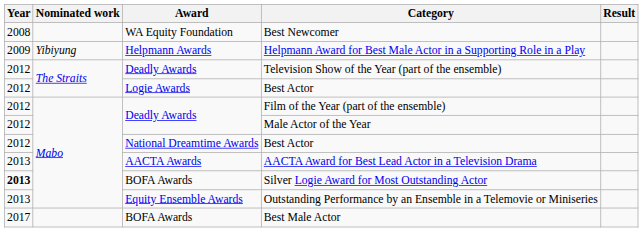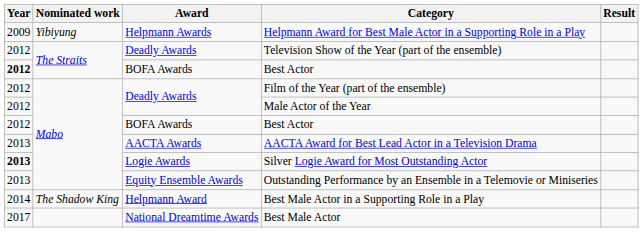- row: (78, 32)
(19, 87) normal -> (19, 69) bold
(158, 87) Logie Awards -> (159, 69) BOFA Awards
(192, 143) National Dreamtime Awards -> (159, 124) BOFA Awards
(159, 180) BOFA Awards -> (158, 161) Logie Awards
+ row: (77, 198)
(159, 217) BOFA Awards -> (192, 217) National Dreamtime Awards
